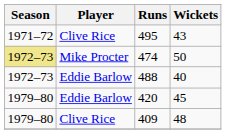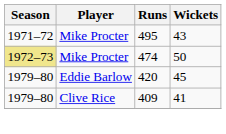(87, 35) Clive Rice -> (94, 35) Mike Procter
- row: (148, 77)
(180, 118) 48 -> (180, 98) 41
